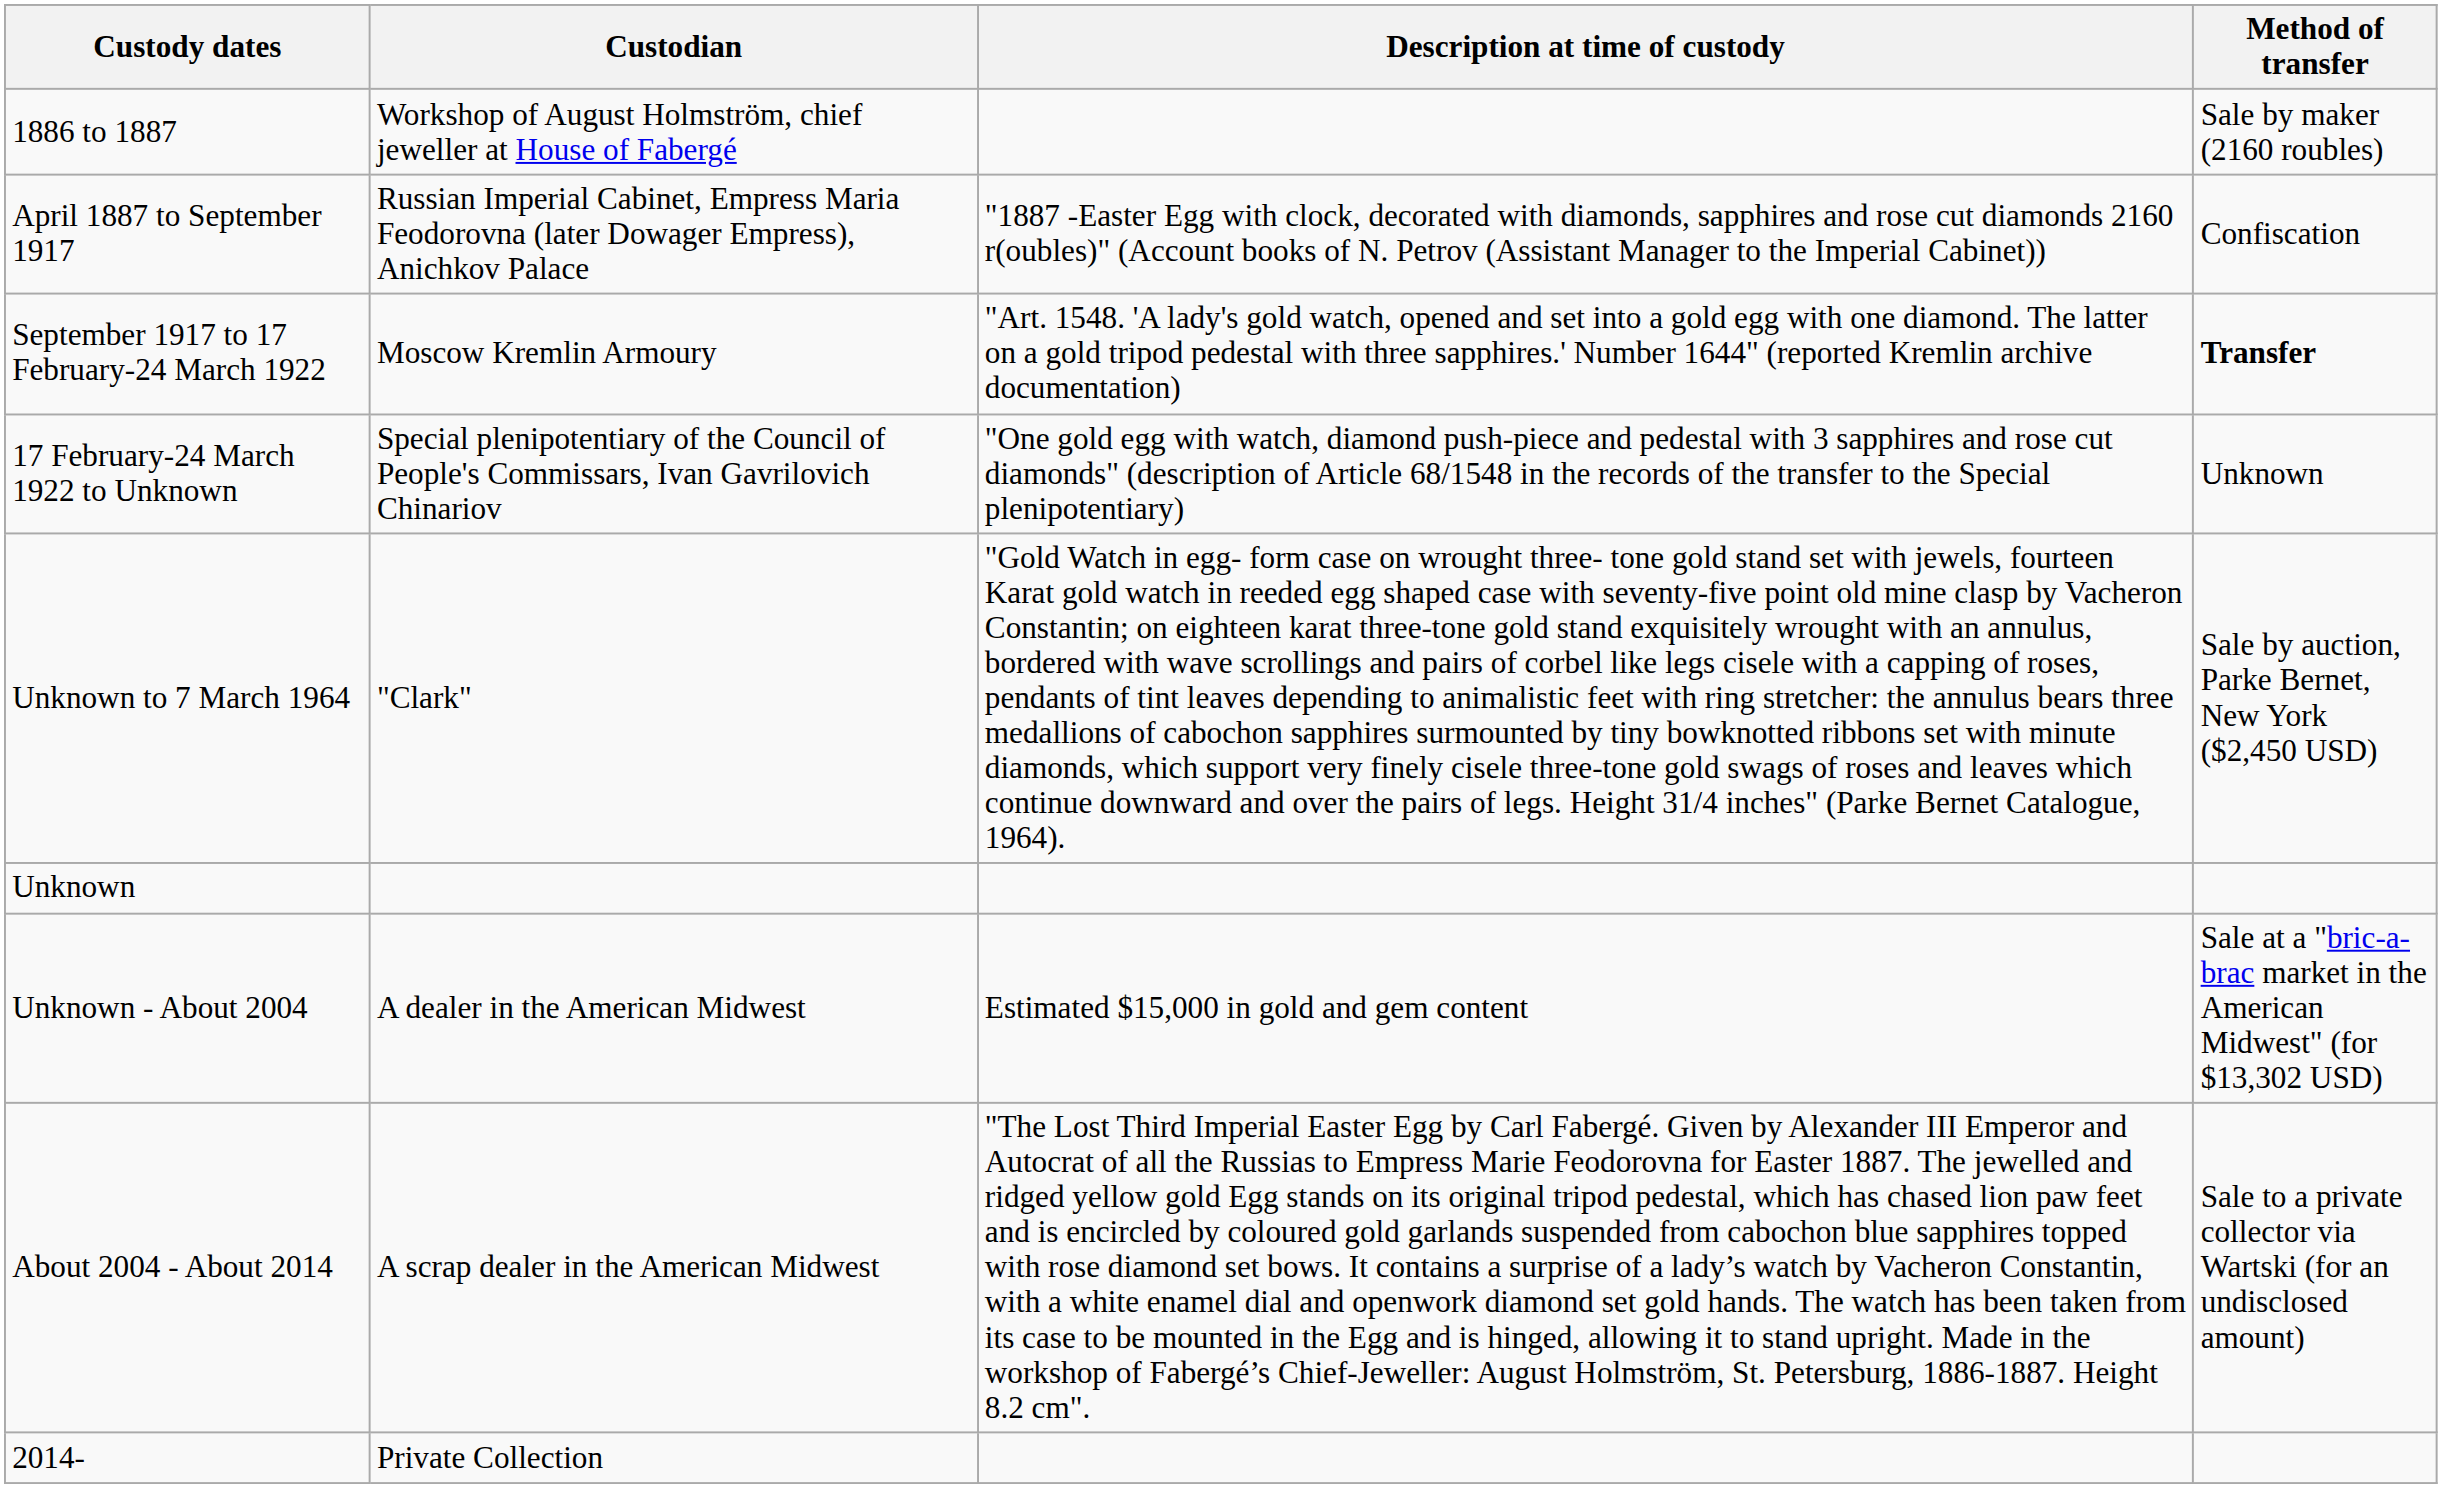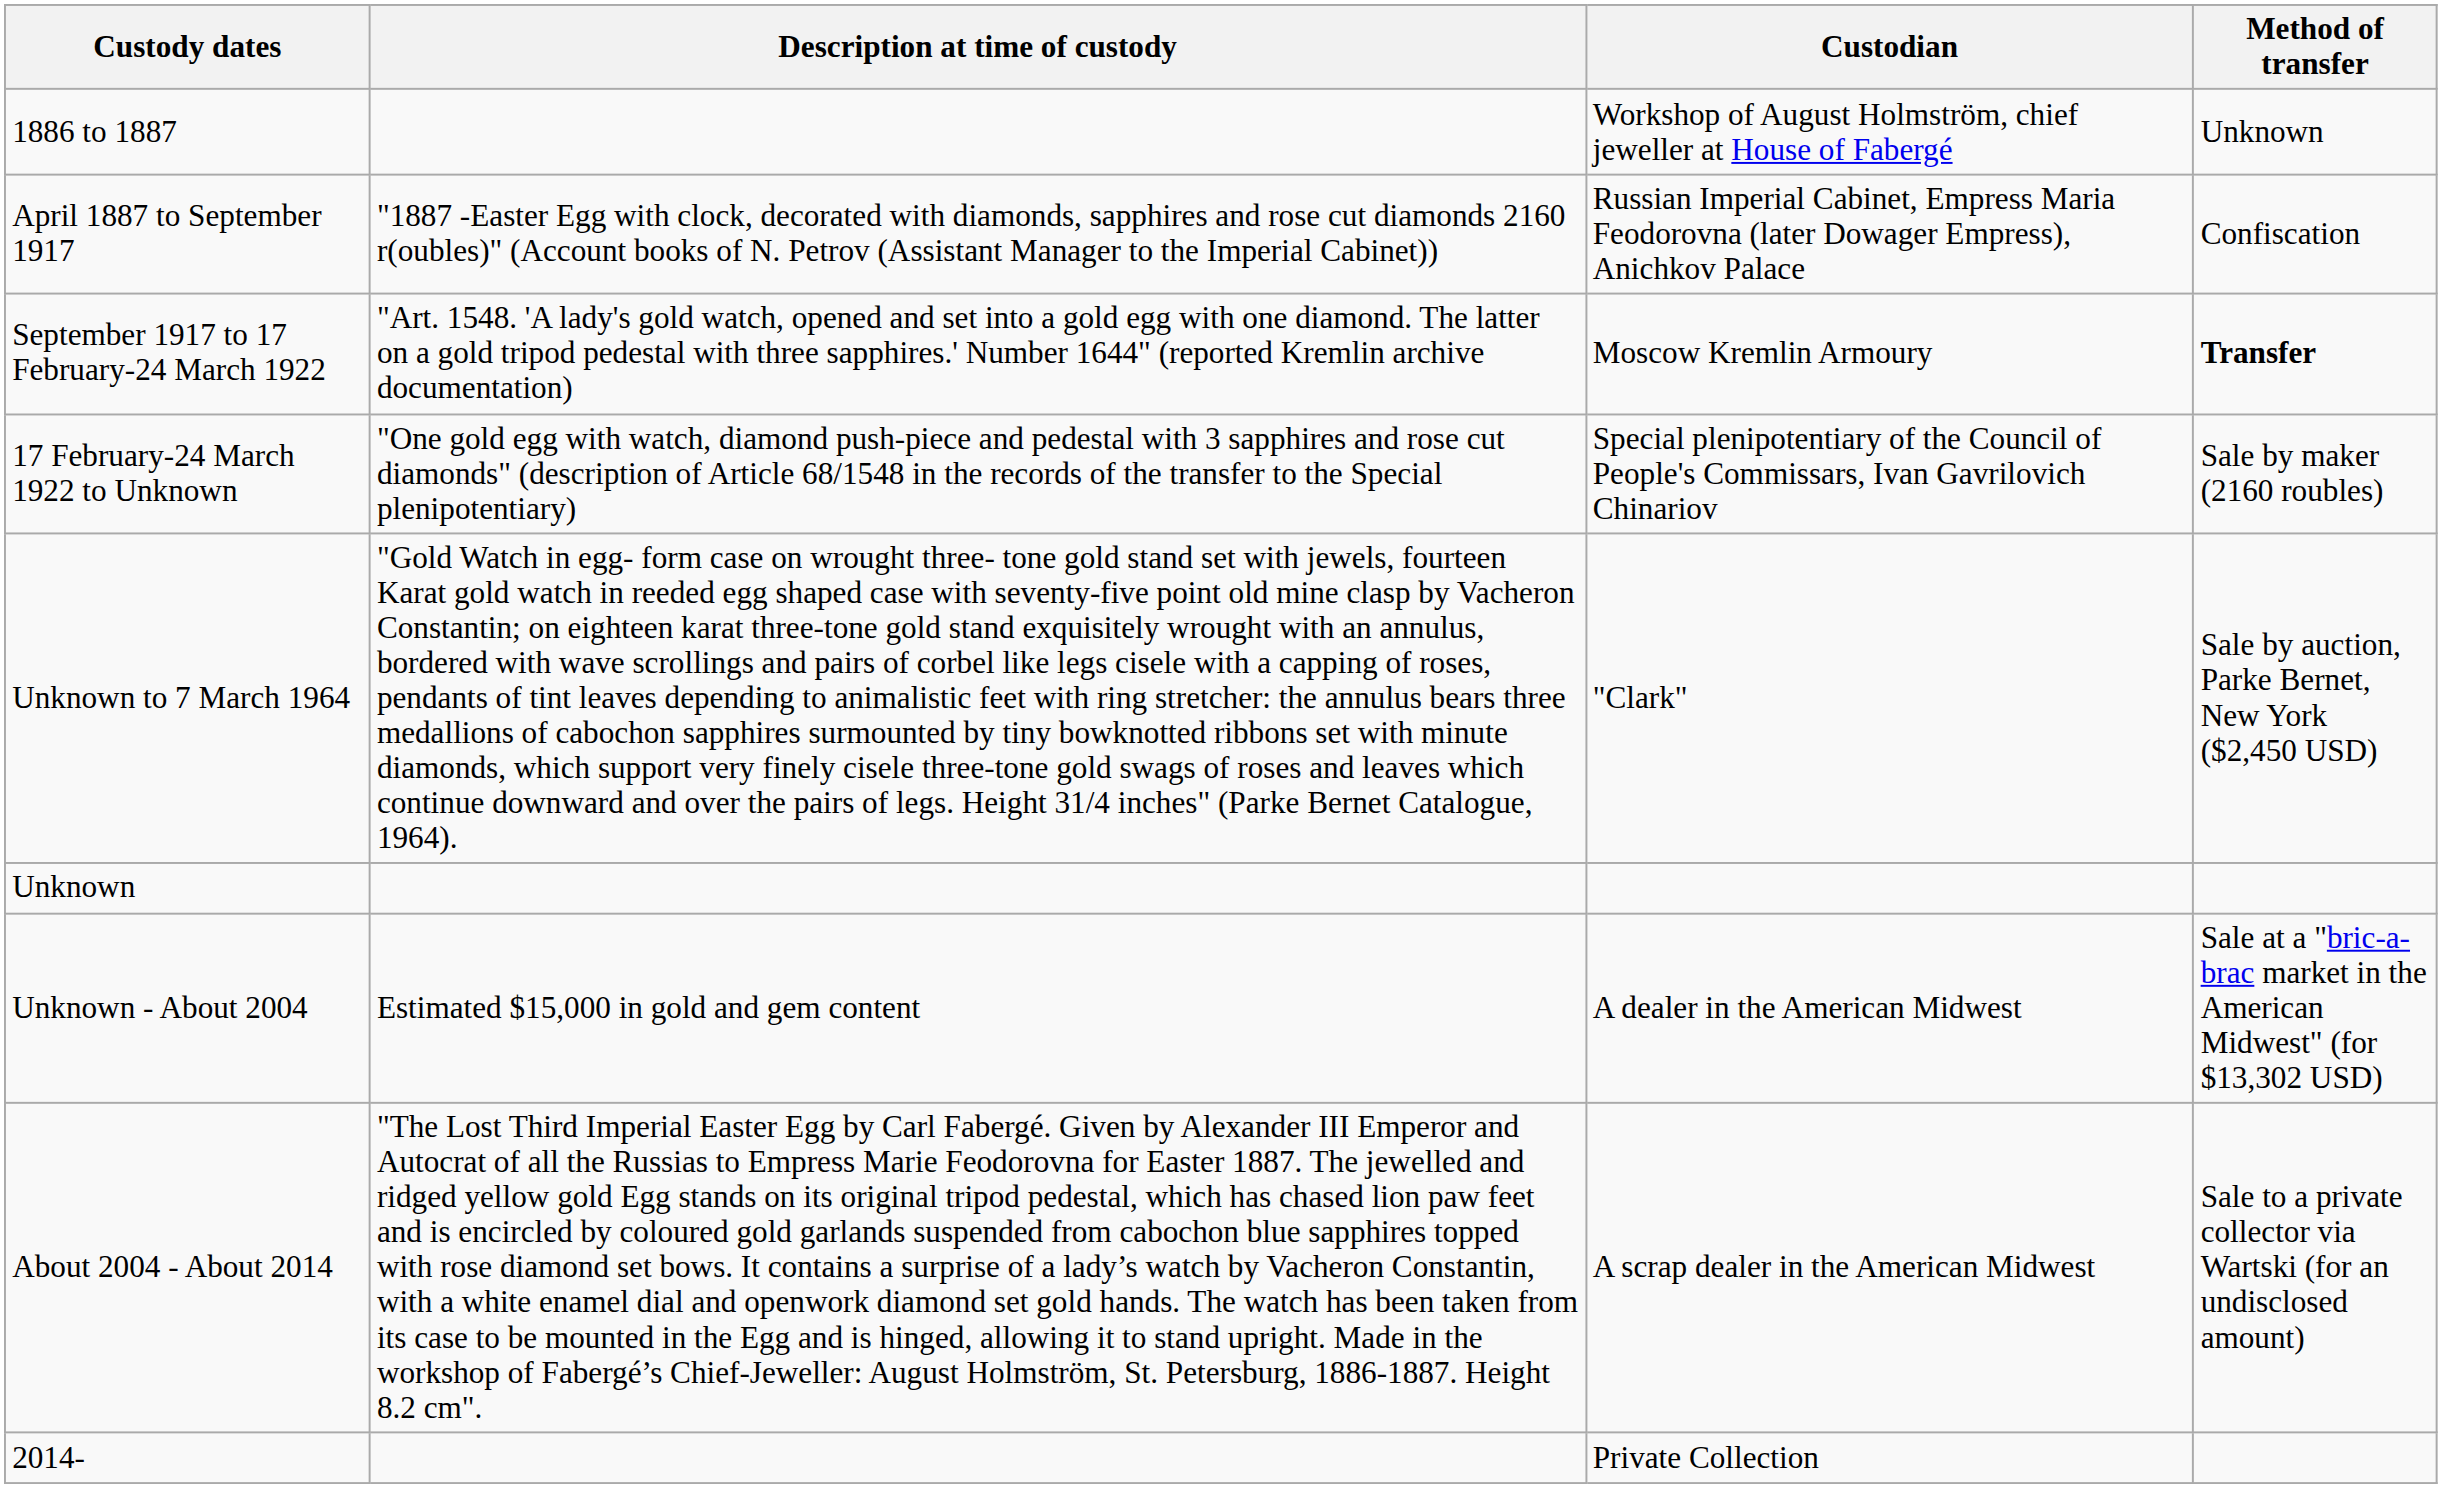columns swapped: (674, 46) <-> (1586, 46)
(2292, 131) Sale by maker (2160 roubles) -> (2262, 131) Unknown
(2262, 472) Unknown -> (2292, 472) Sale by maker (2160 roubles)
